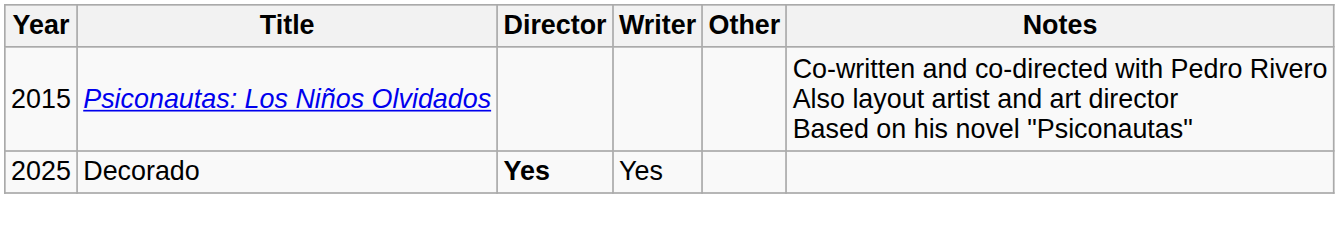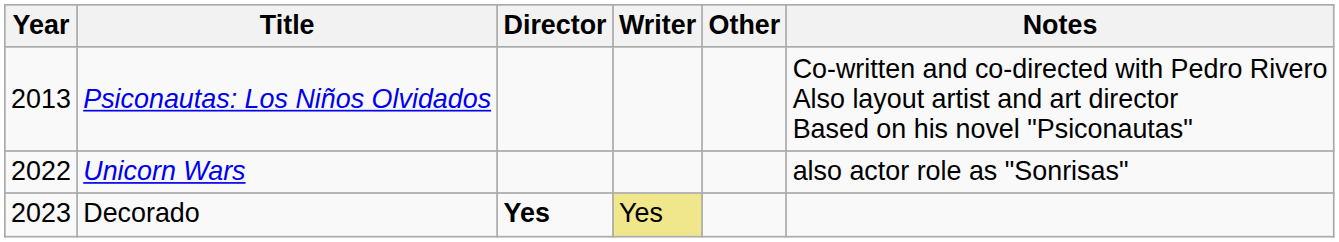(41, 98) 2015 -> (41, 98) 2013
+ row: (164, 171)
(41, 171) 2025 -> (41, 214) 2023
(641, 171) no background -> (641, 214) khaki background
